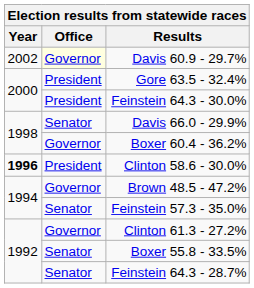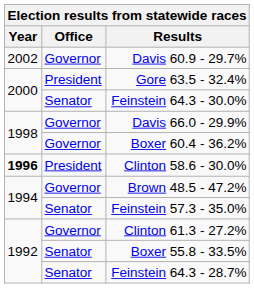(73, 58) lightyellow background -> (73, 58) no background
(73, 101) President -> (68, 101) Senator
(68, 122) Senator -> (73, 122) Governor
